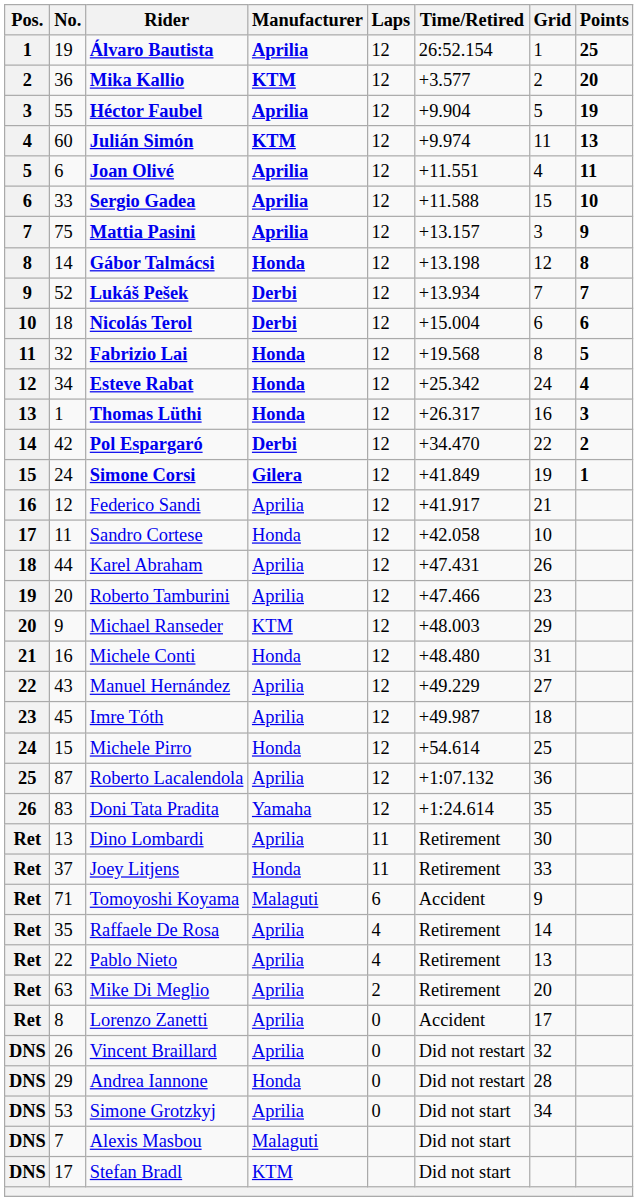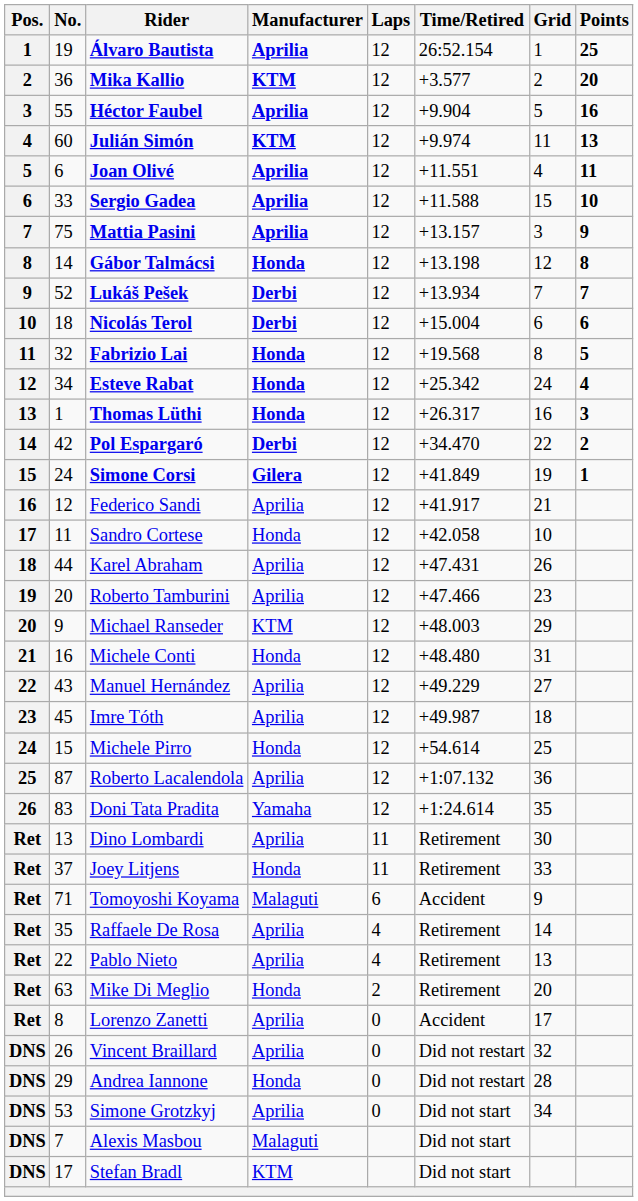(589, 110) 19 -> (589, 110) 16
(278, 990) Aprilia -> (276, 990) Honda
